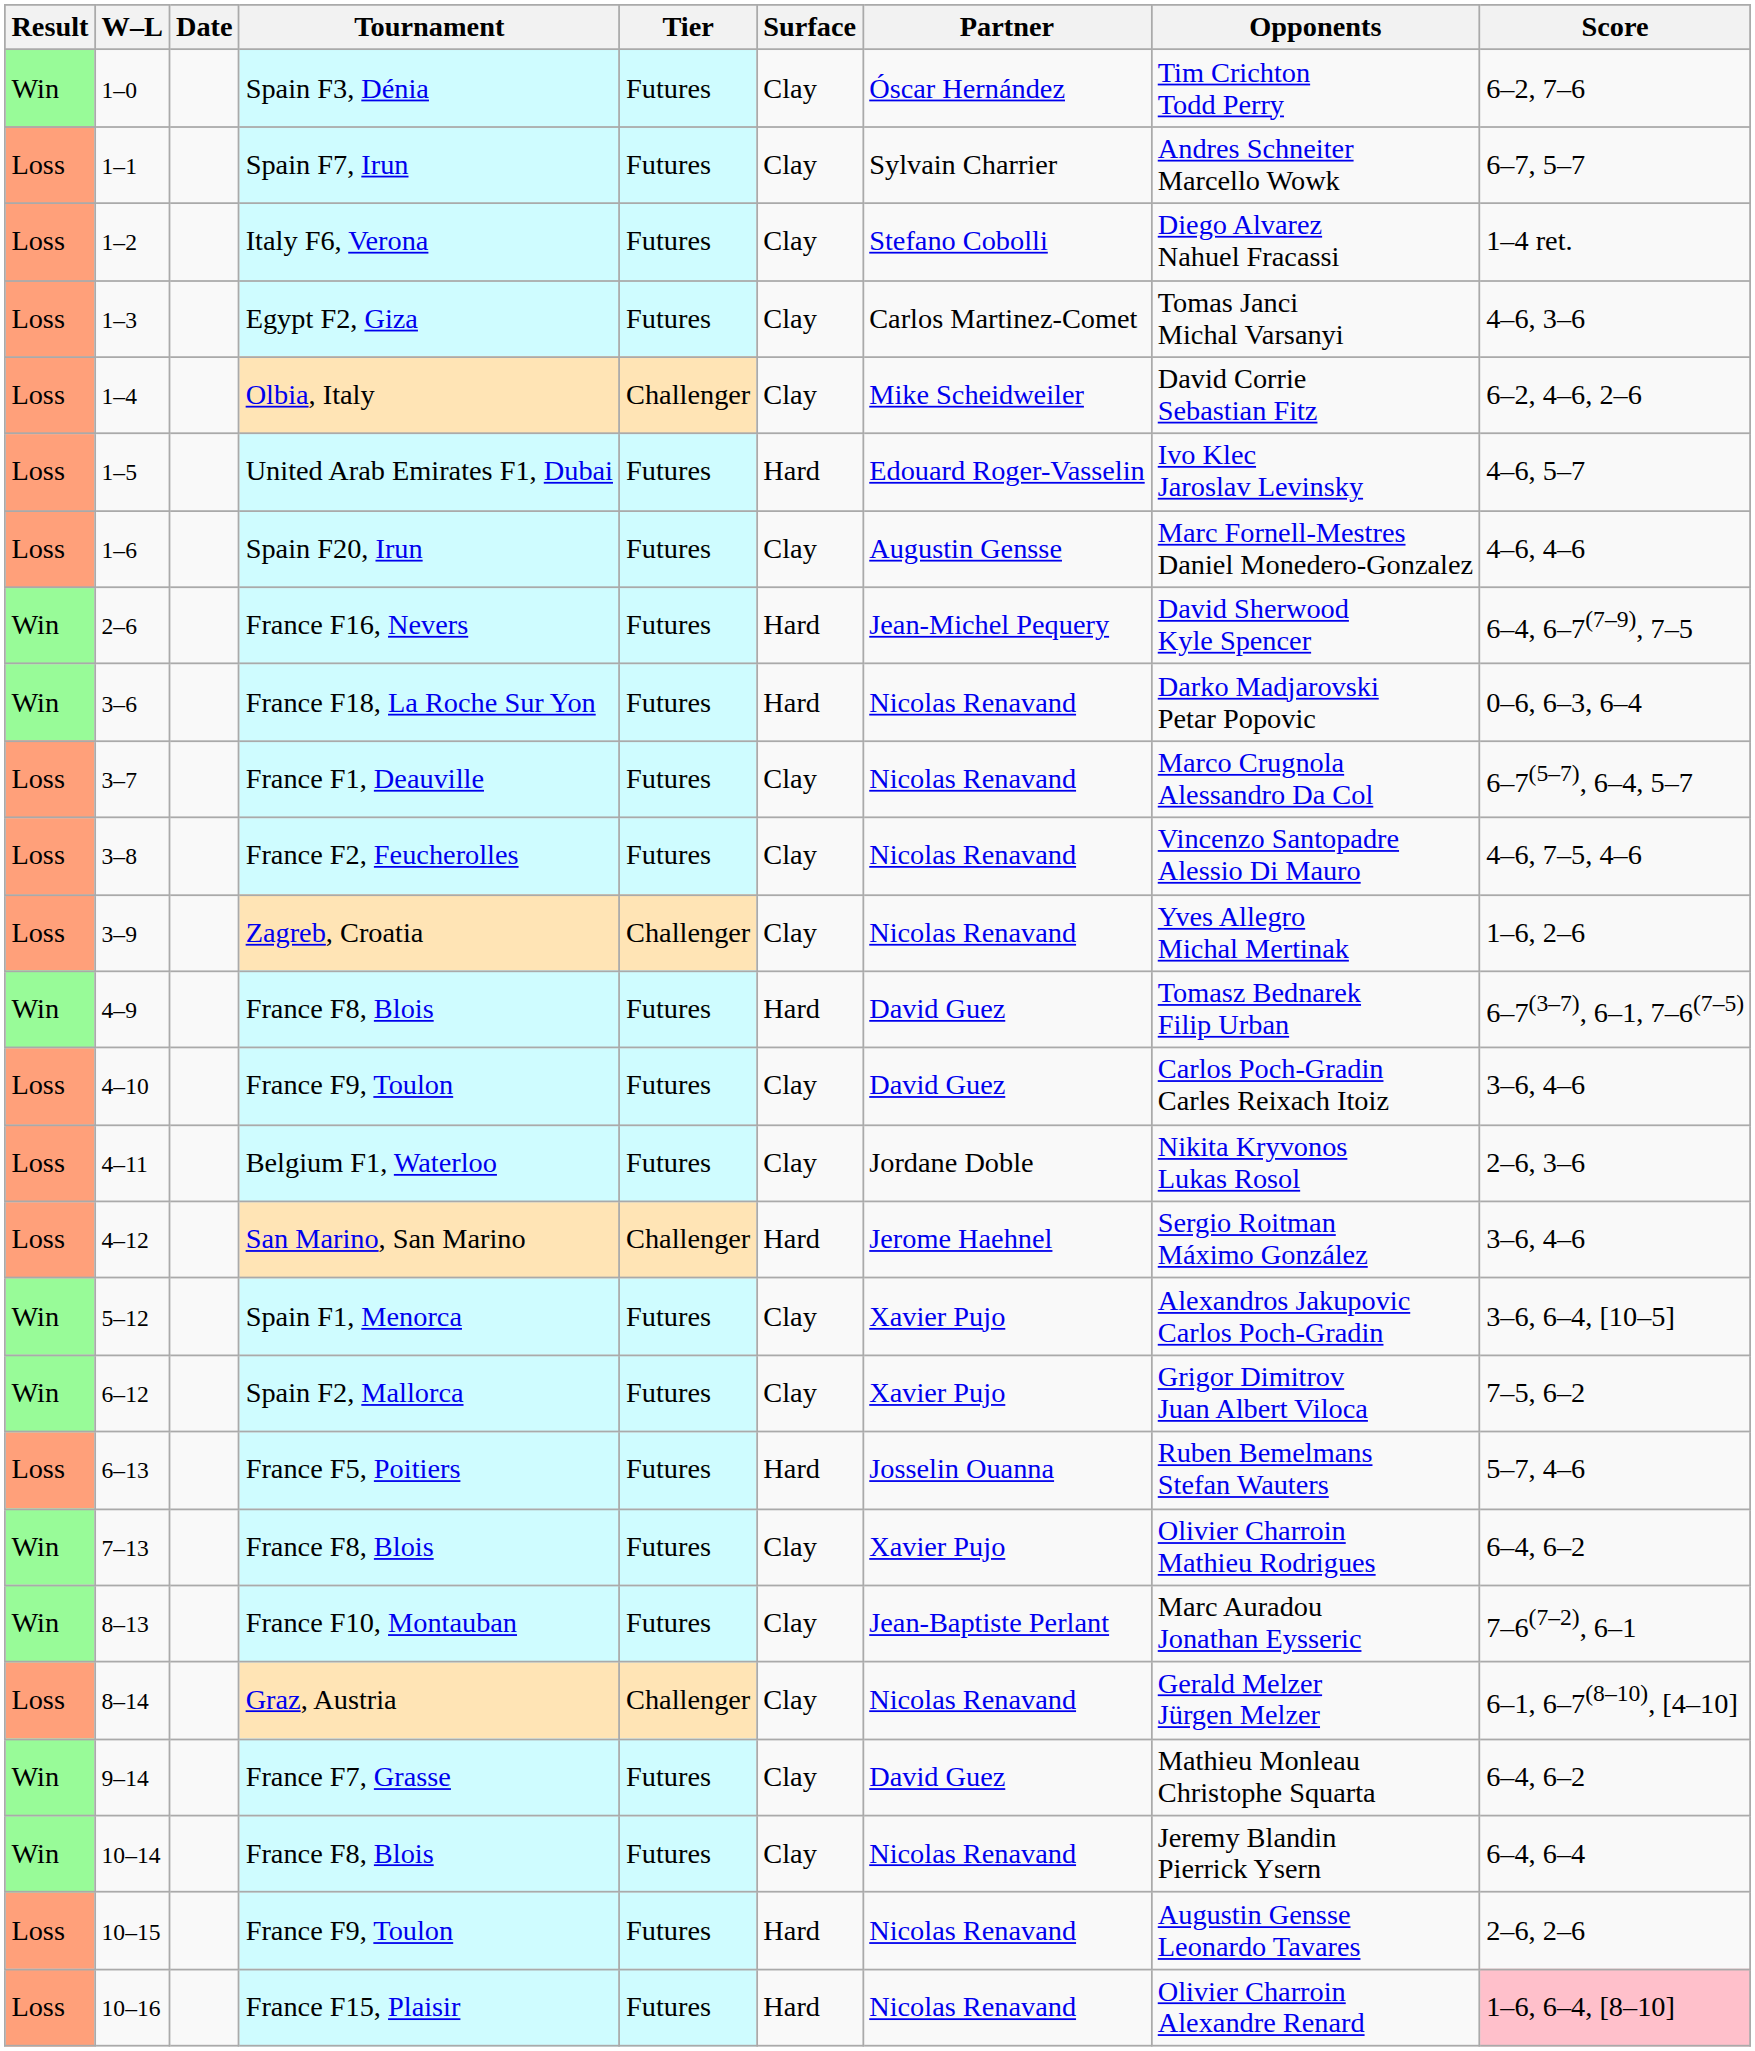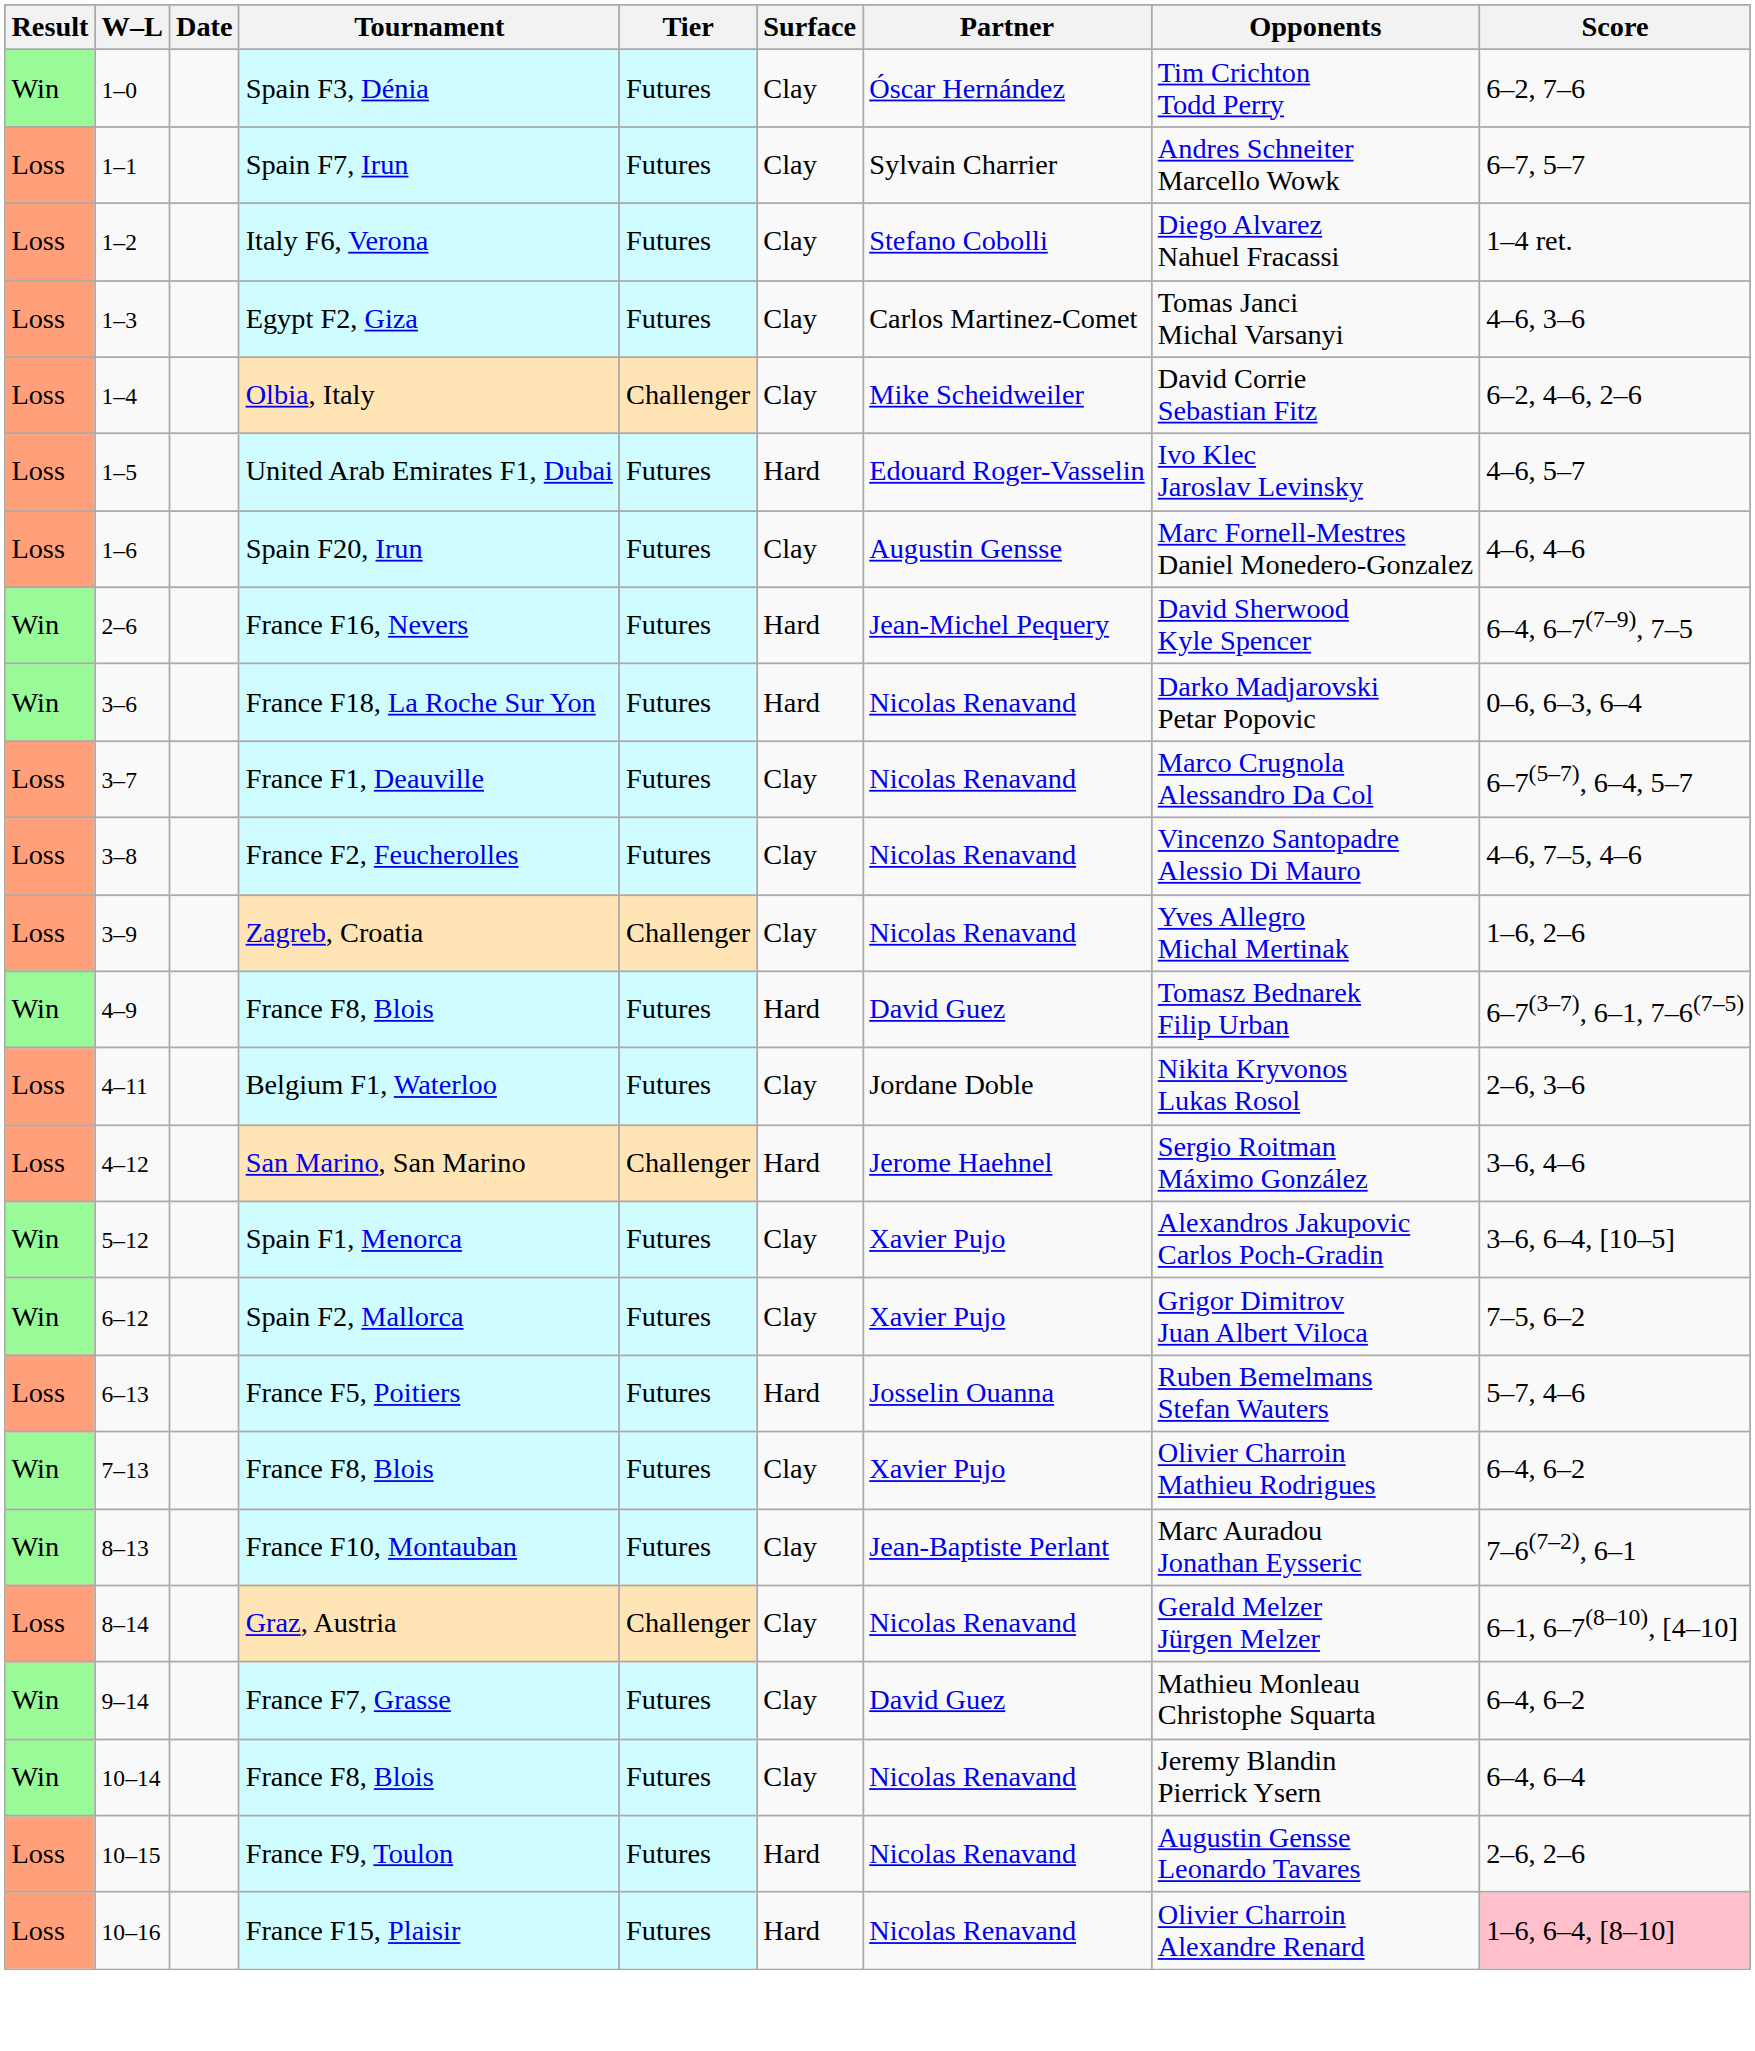- row: (125, 1087)
